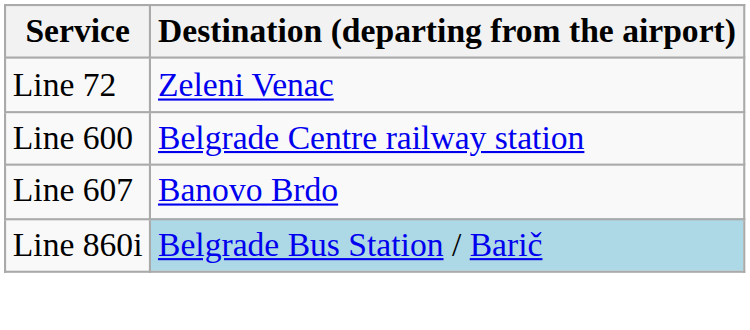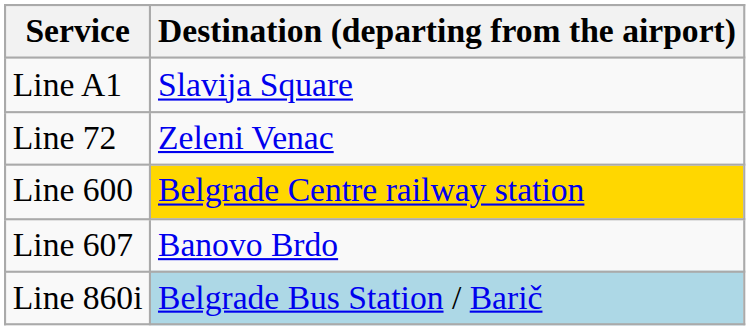+ row: (67, 84)
(371, 137) no background -> (371, 191) gold background
